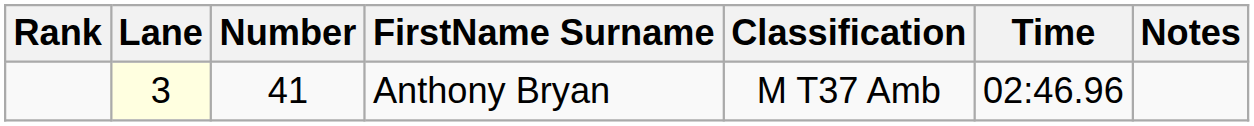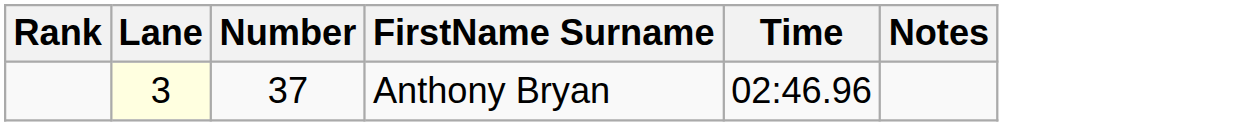- column: (849, 33)
(288, 90) 41 -> (288, 90) 37
